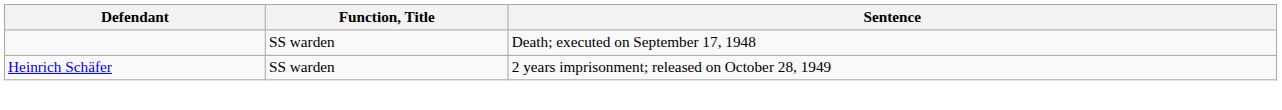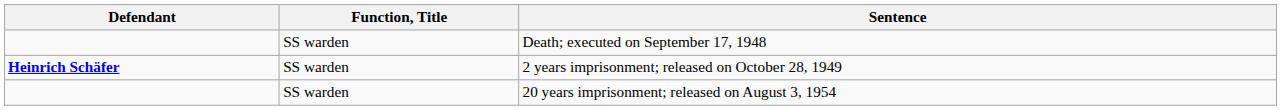(60, 67) normal -> (64, 67) bold
+ row: (679, 93)
